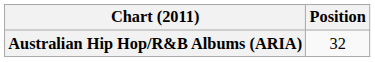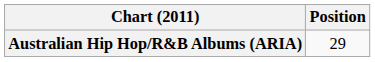(338, 43) 32 -> (338, 43) 29
